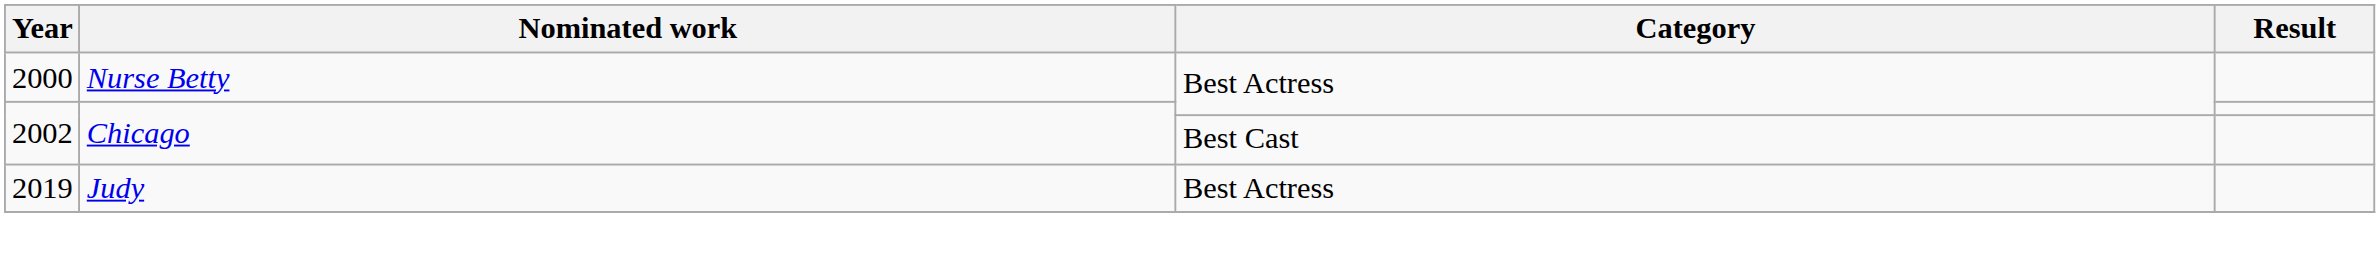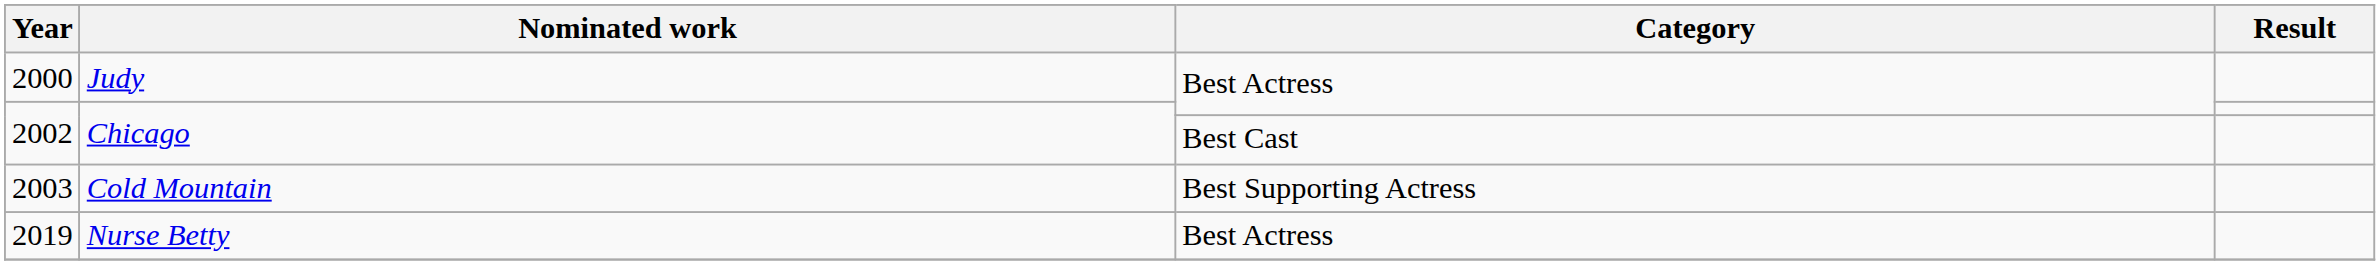(158, 76) Nurse Betty -> (115, 76) Judy
+ row: (42, 187)
(115, 187) Judy -> (158, 235) Nurse Betty
